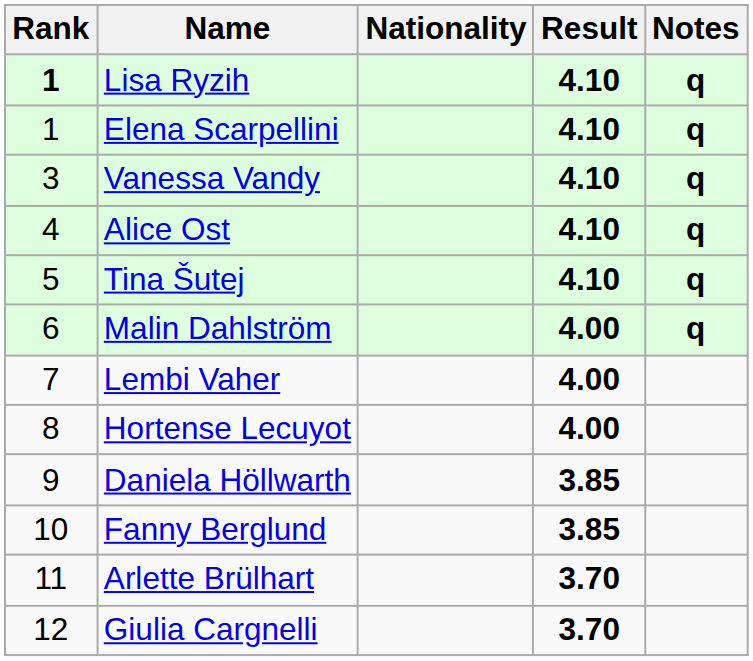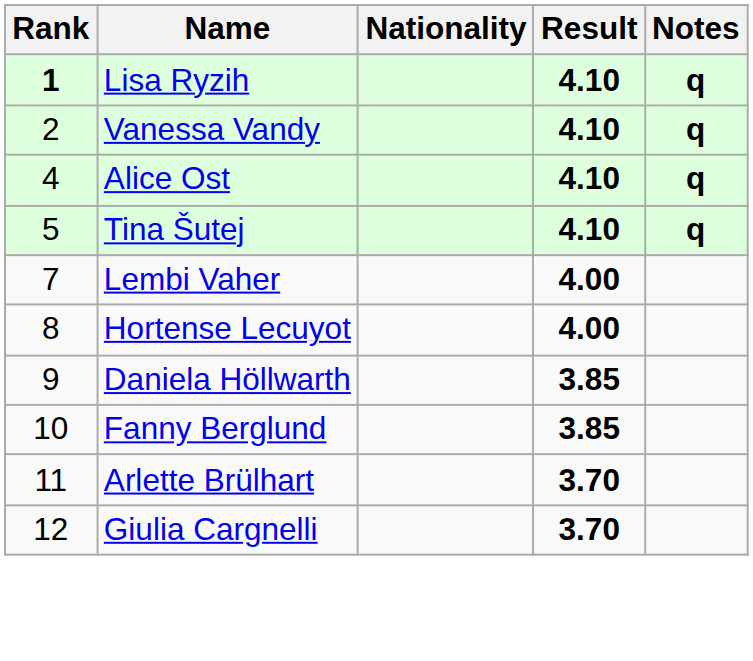- row: (221, 129)
(51, 179) 3 -> (51, 129) 2
- row: (218, 329)
